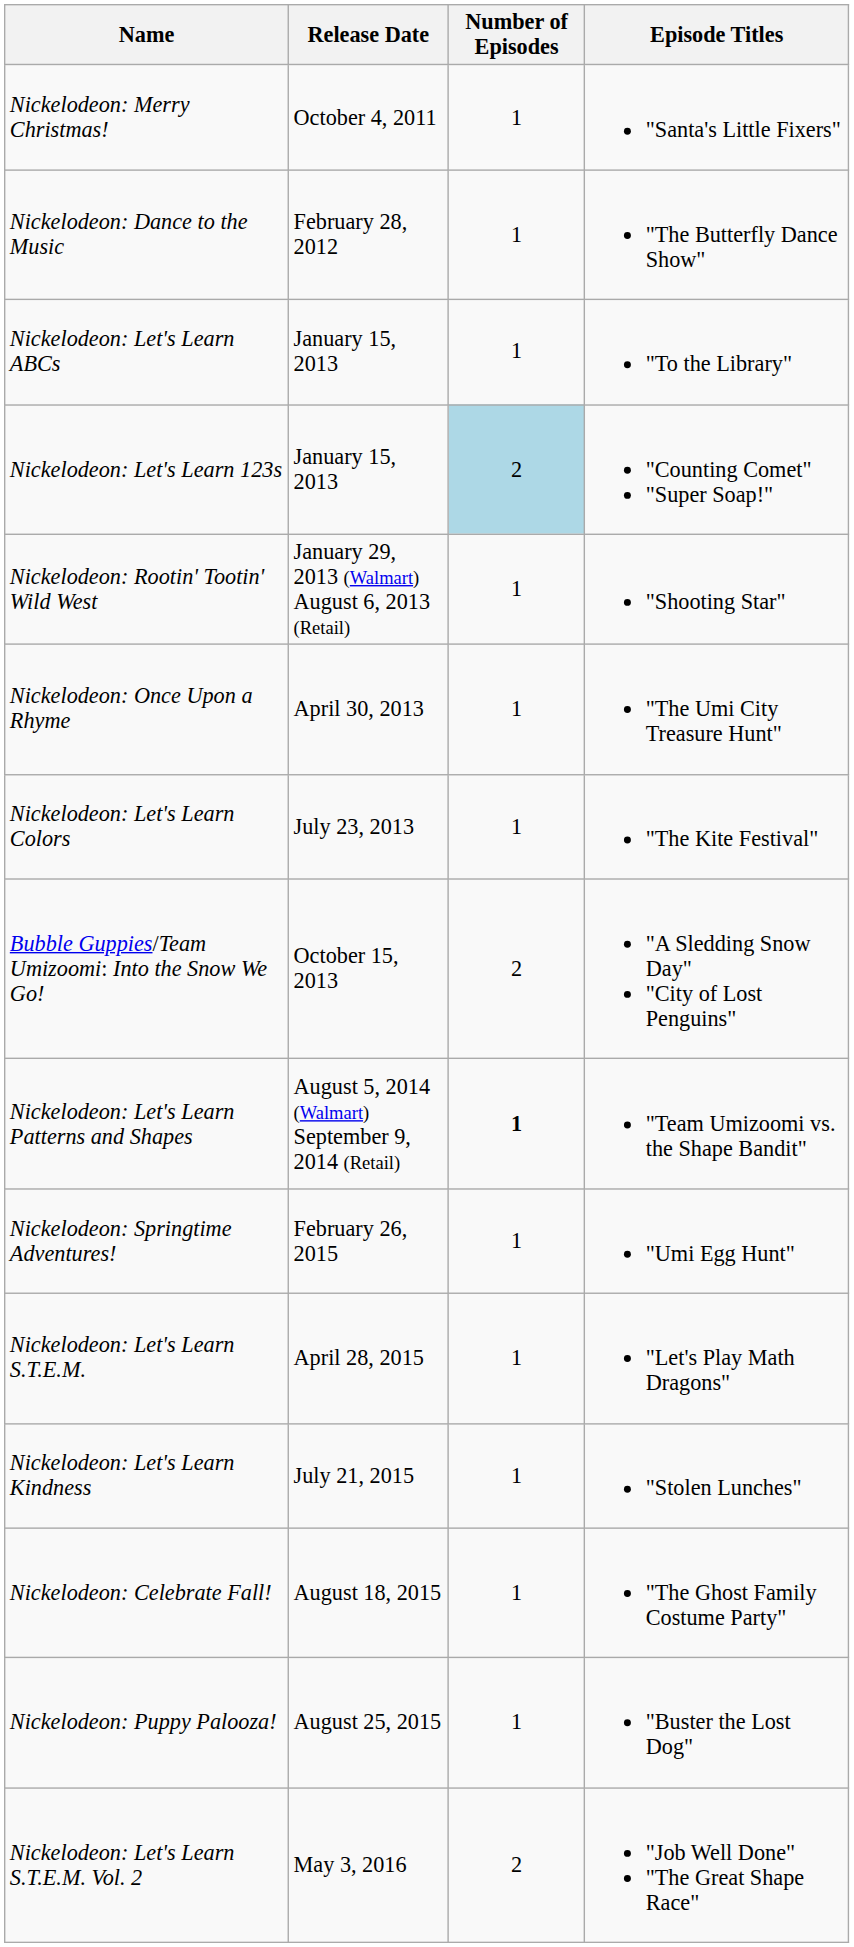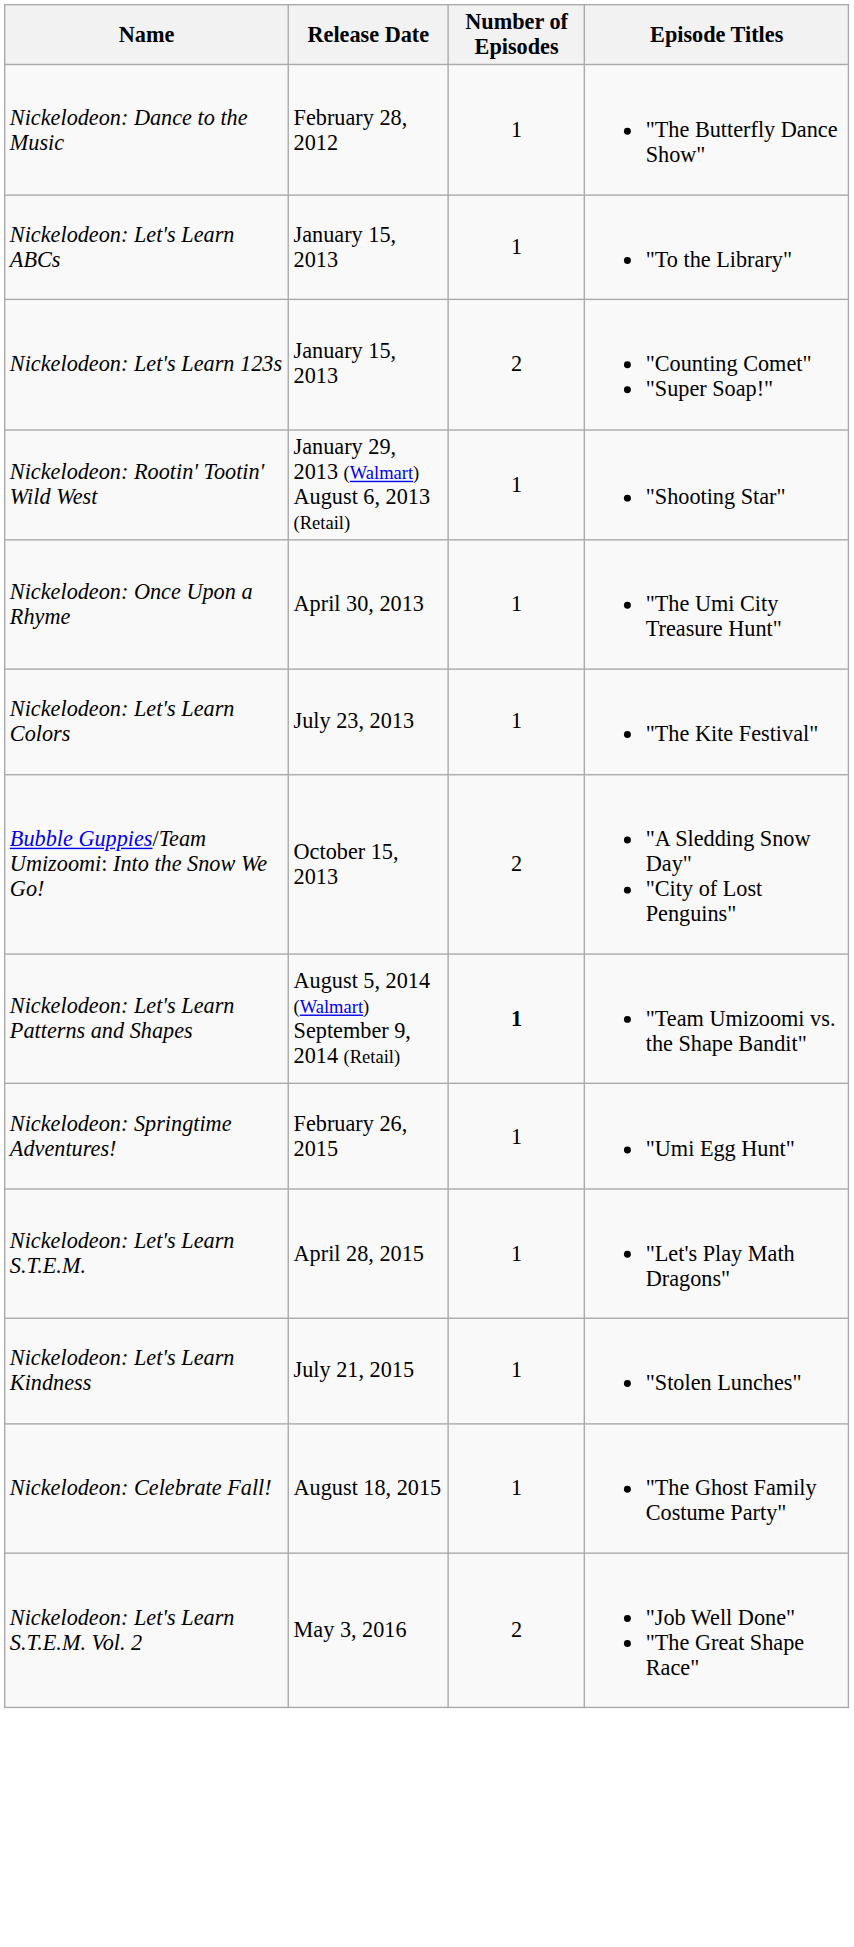- row: (100, 117)
(517, 469) lightblue background -> (517, 364) no background
- row: (143, 1722)
